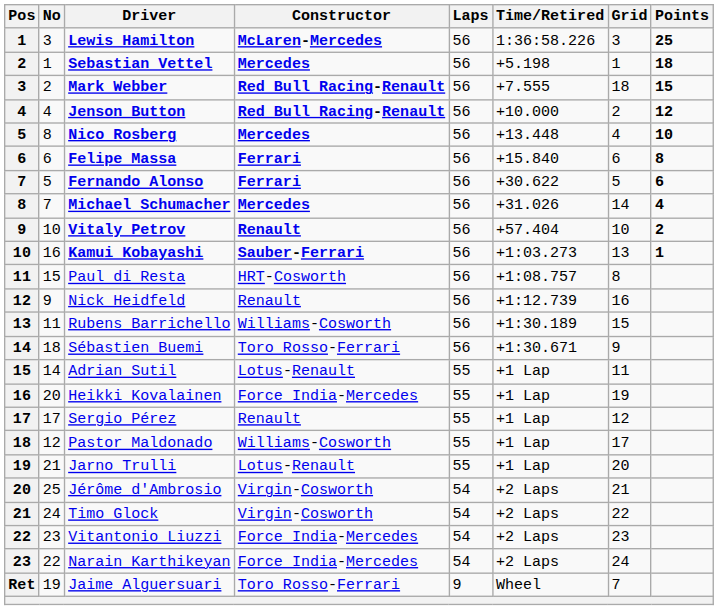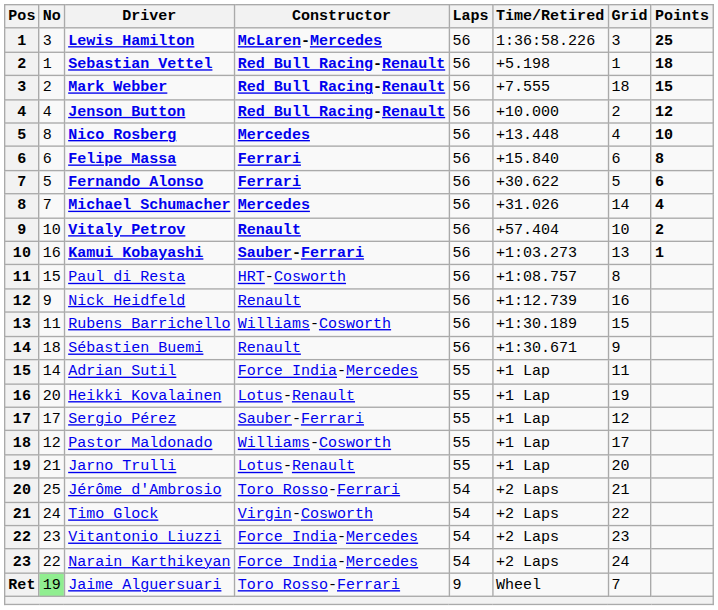(274, 64) Mercedes -> (341, 64) Red Bull Racing-Renault
(319, 348) Toro Rosso-Ferrari -> (269, 348) Renault
(296, 372) Lotus-Renault -> (328, 372) Force India-Mercedes
(328, 395) Force India-Mercedes -> (296, 395) Lotus-Renault
(269, 419) Renault -> (301, 419) Sauber-Ferrari
(305, 490) Virgin-Cosworth -> (319, 490) Toro Rosso-Ferrari
(52, 585) no background -> (52, 585) lightgreen background
